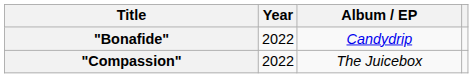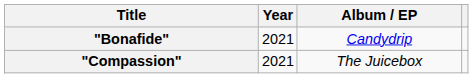(278, 38) 2022 -> (278, 38) 2021
(278, 61) 2022 -> (278, 61) 2021
